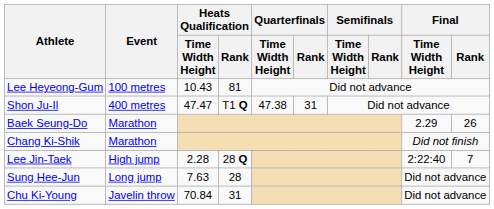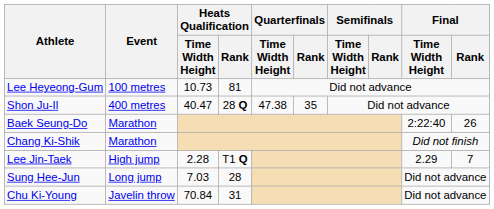(198, 88) 10.43 -> (198, 88) 10.73
(198, 106) 47.47 -> (198, 106) 40.47
(235, 106) T1 Q -> (235, 106) 28 Q
(311, 106) 31 -> (311, 106) 35
(426, 124) 2.29 -> (426, 124) 2:22:40
(235, 160) 28 Q -> (235, 160) T1 Q
(426, 160) 2:22:40 -> (426, 160) 2.29
(198, 177) 7.63 -> (198, 177) 7.03
